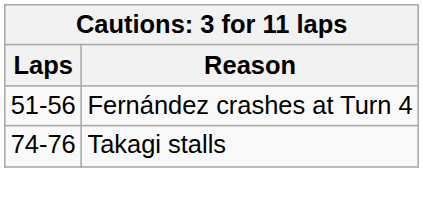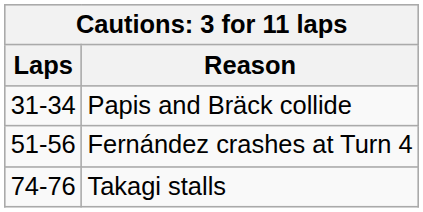+ row: (220, 105)
